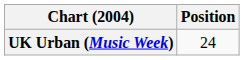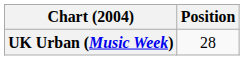(208, 42) 24 -> (208, 42) 28
